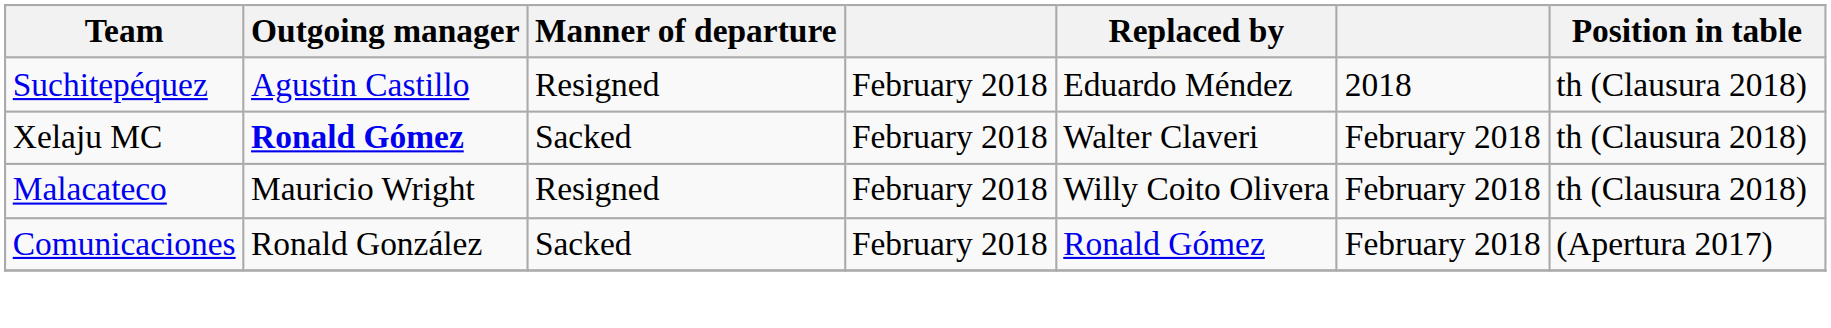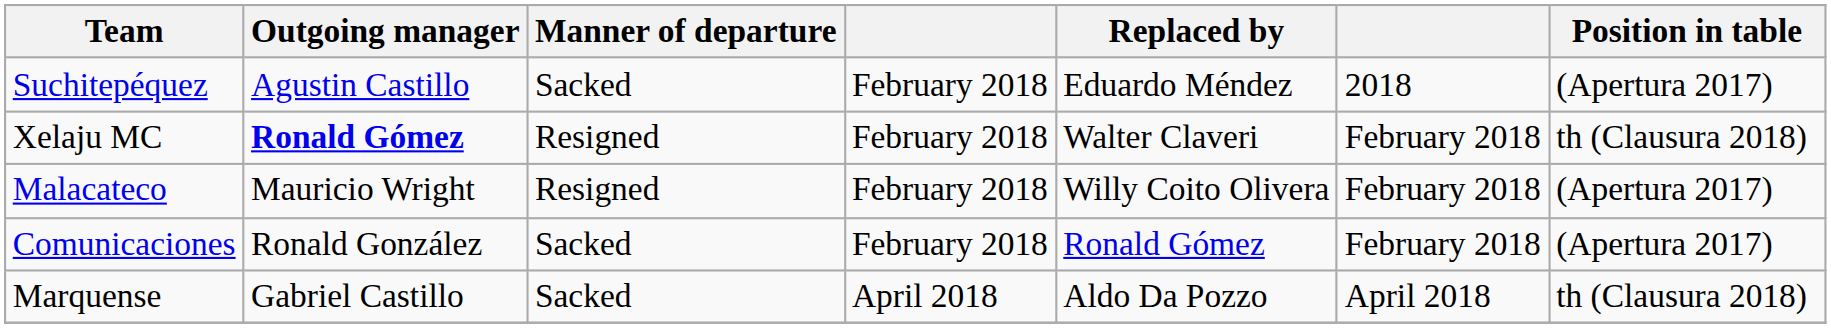(597, 84) Resigned -> (583, 84) Sacked
(1682, 84) th (Clausura 2018) -> (1664, 84) (Apertura 2017)
(583, 137) Sacked -> (597, 137) Resigned
(1682, 190) th (Clausura 2018) -> (1664, 190) (Apertura 2017)
+ row: (87, 296)
